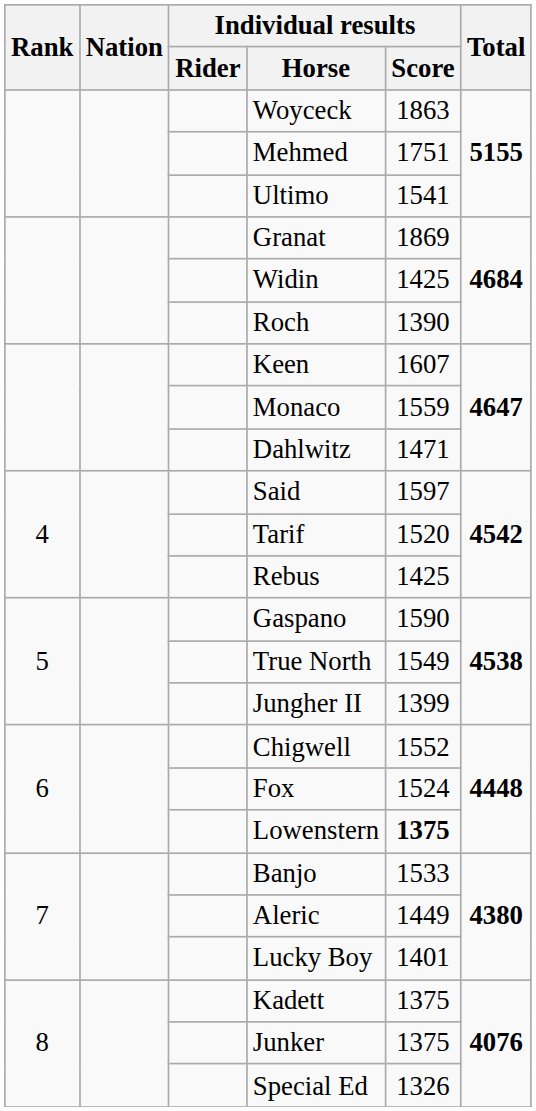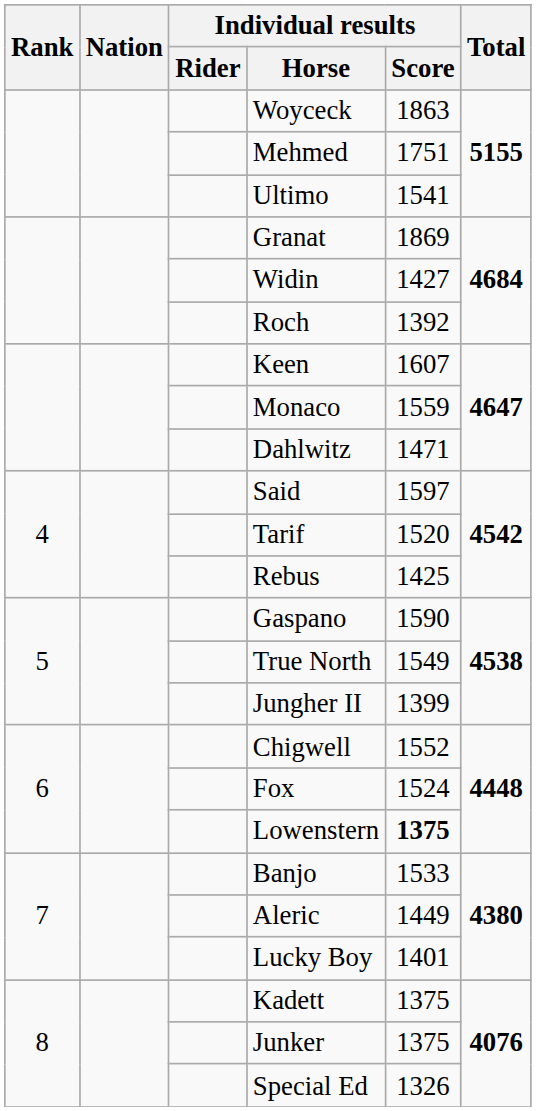(423, 279) 1425 -> (423, 279) 1427
(423, 322) 1390 -> (423, 322) 1392
